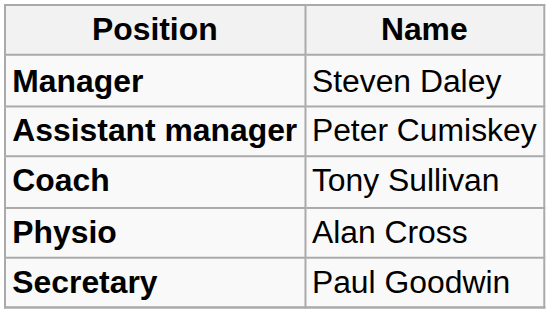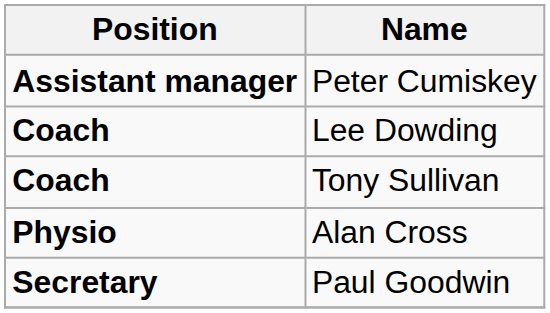- row: (407, 80)
+ row: (405, 130)
